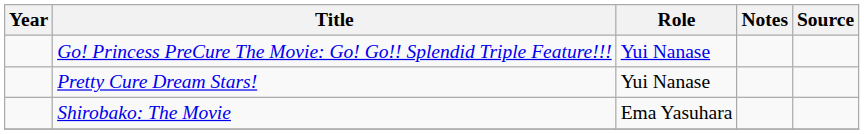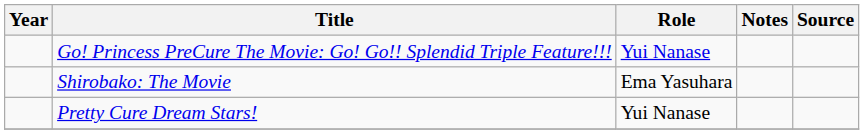rows swapped: (157, 81) <-> (144, 112)
